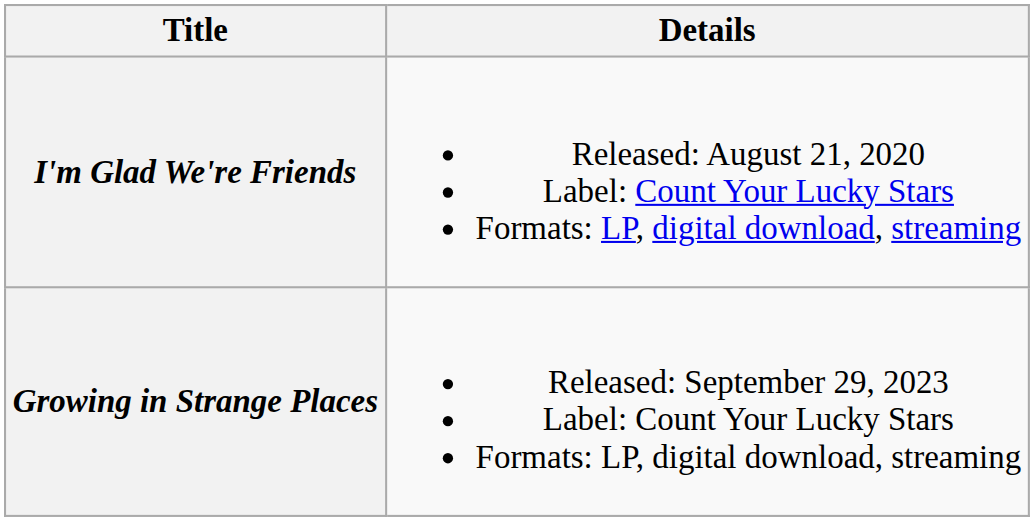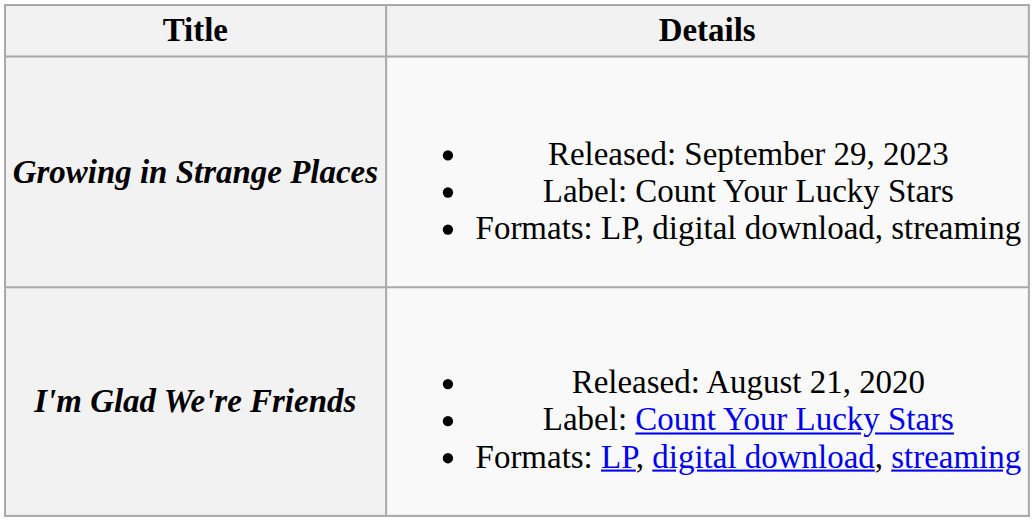rows swapped: (195, 171) <-> (195, 400)
